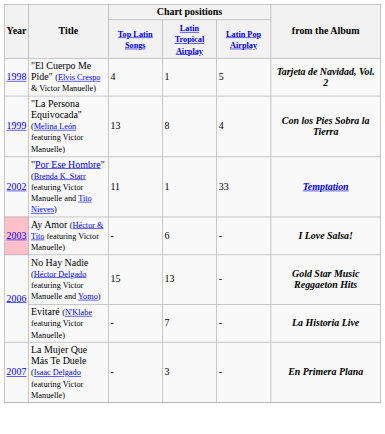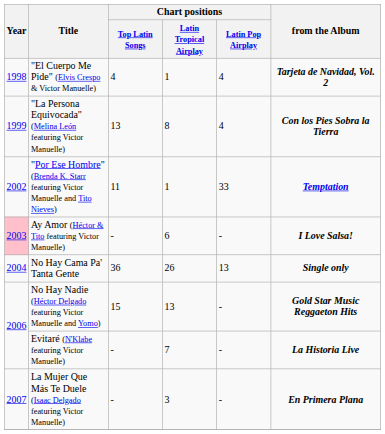(221, 77) 5 -> (221, 77) 4
+ row: (66, 268)
